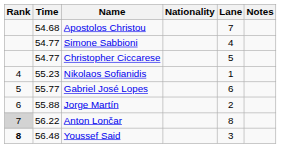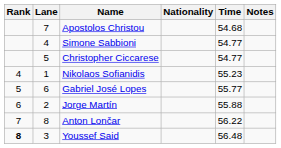columns swapped: (231, 12) <-> (47, 12)
(18, 120) lightgrey background -> (18, 120) no background
